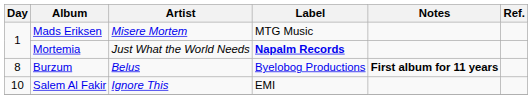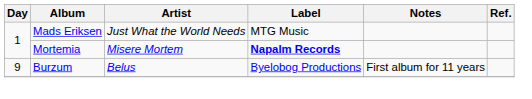(149, 31) Misere Mortem -> (176, 31) Just What the World Needs
(181, 49) Just What the World Needs -> (145, 49) Misere Mortem
(17, 67) 8 -> (17, 67) 9
(435, 67) bold -> (426, 67) normal
- row: (70, 85)
